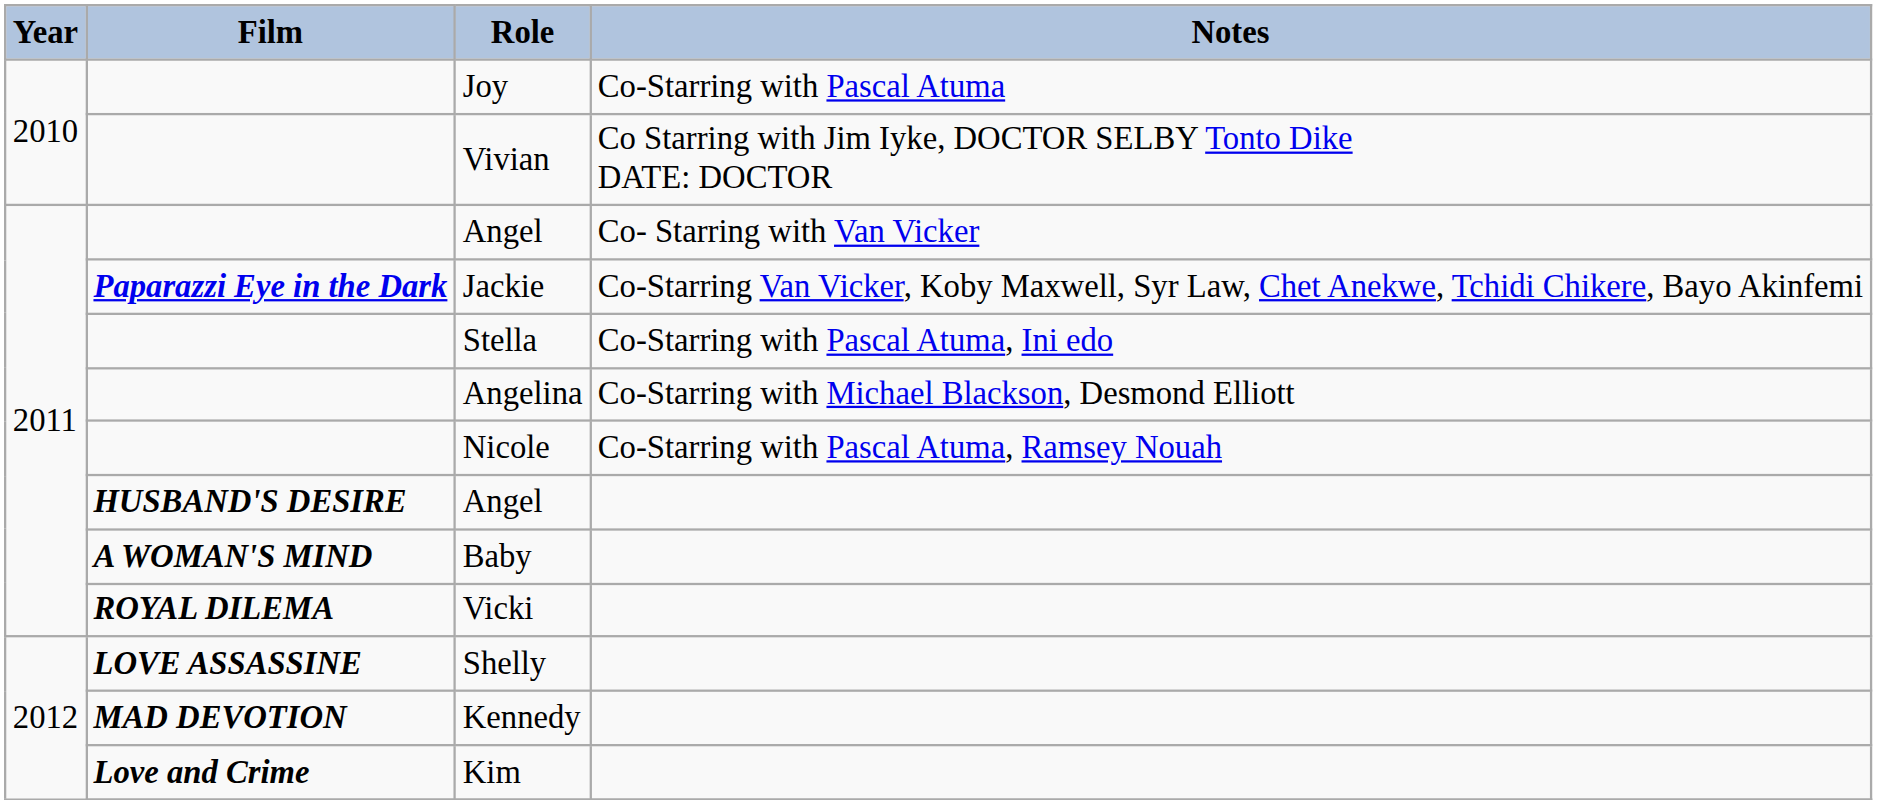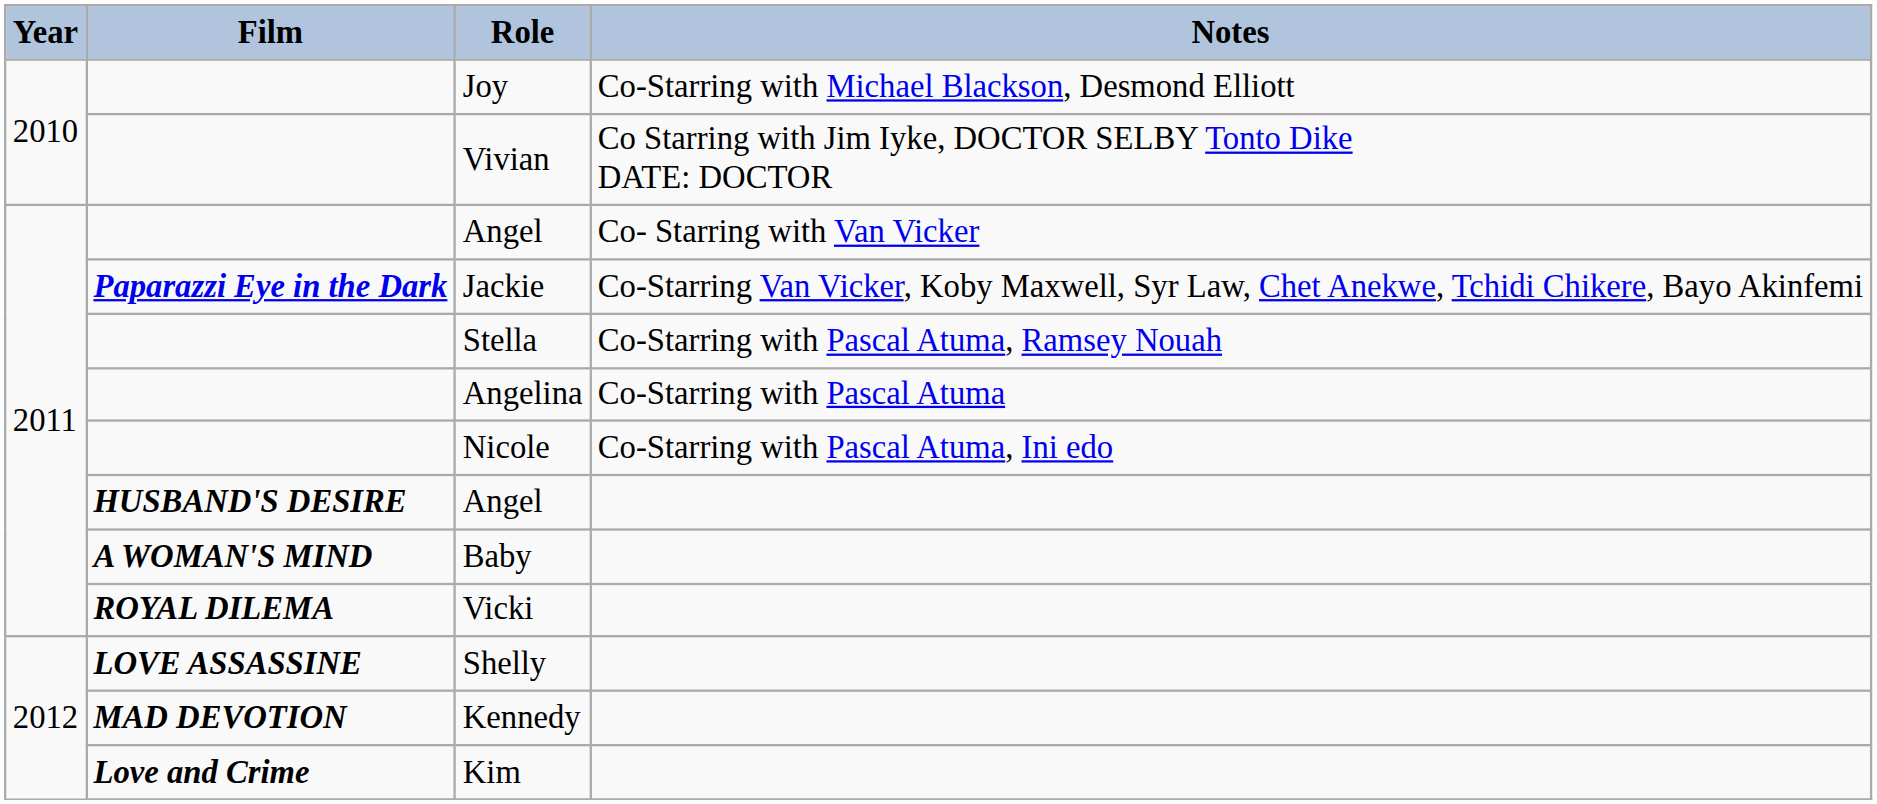(801, 85) Co-Starring with Pascal Atuma -> (946, 85) Co-Starring with Michael Blackson, Desmond Elliott
(855, 339) Co-Starring with Pascal Atuma, Ini edo -> (910, 339) Co-Starring with Pascal Atuma, Ramsey Nouah
(946, 393) Co-Starring with Michael Blackson, Desmond Elliott -> (801, 393) Co-Starring with Pascal Atuma
(910, 447) Co-Starring with Pascal Atuma, Ramsey Nouah -> (855, 447) Co-Starring with Pascal Atuma, Ini edo
